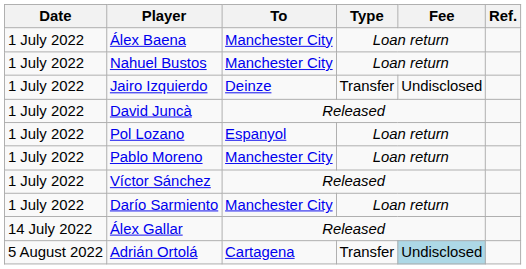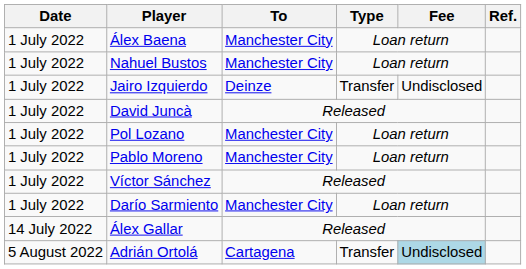(256, 134) Espanyol -> (279, 134) Manchester City
